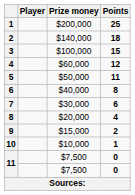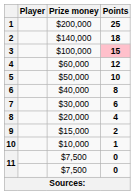(116, 50) no background -> (116, 50) pink background
(116, 77) 11 -> (116, 77) 10
